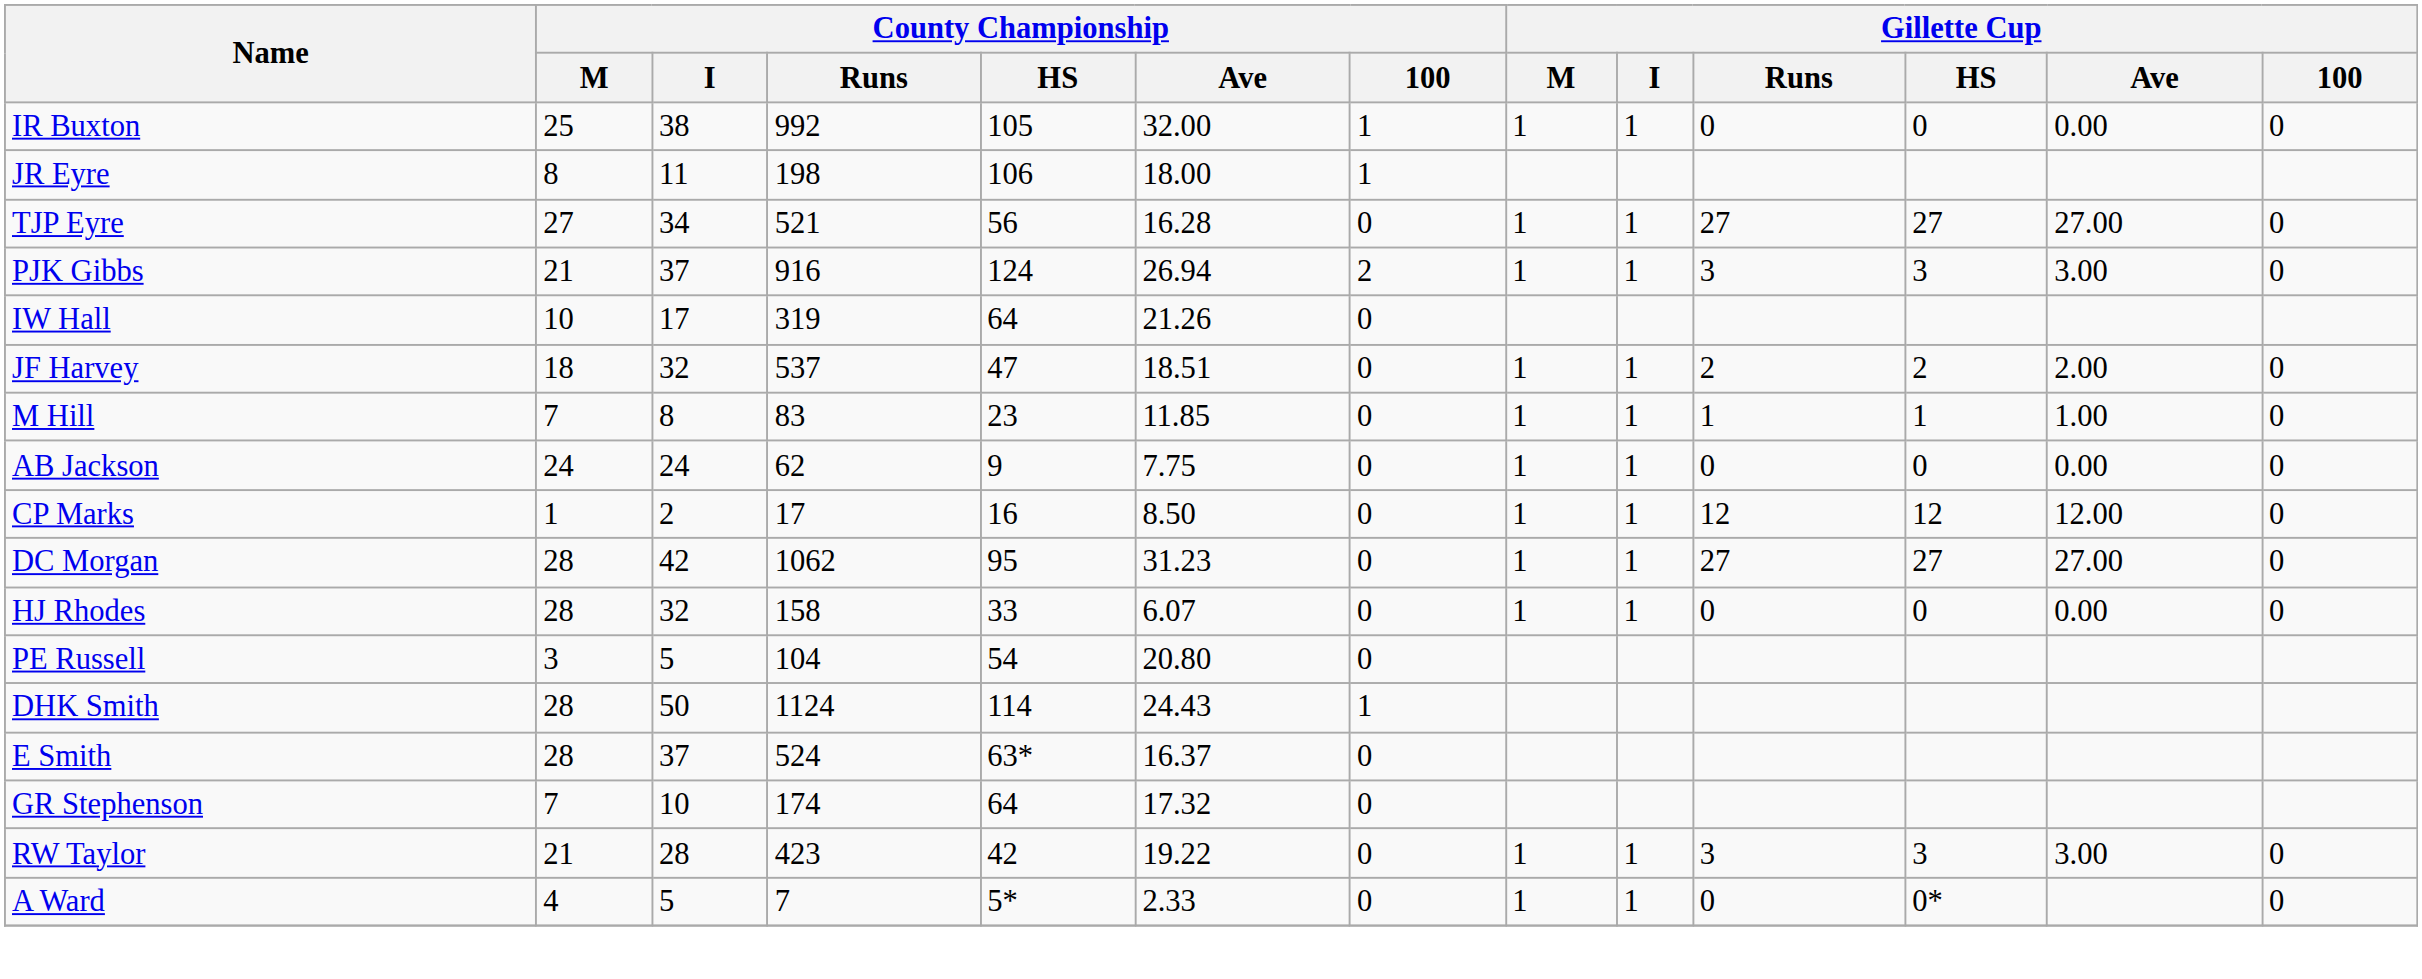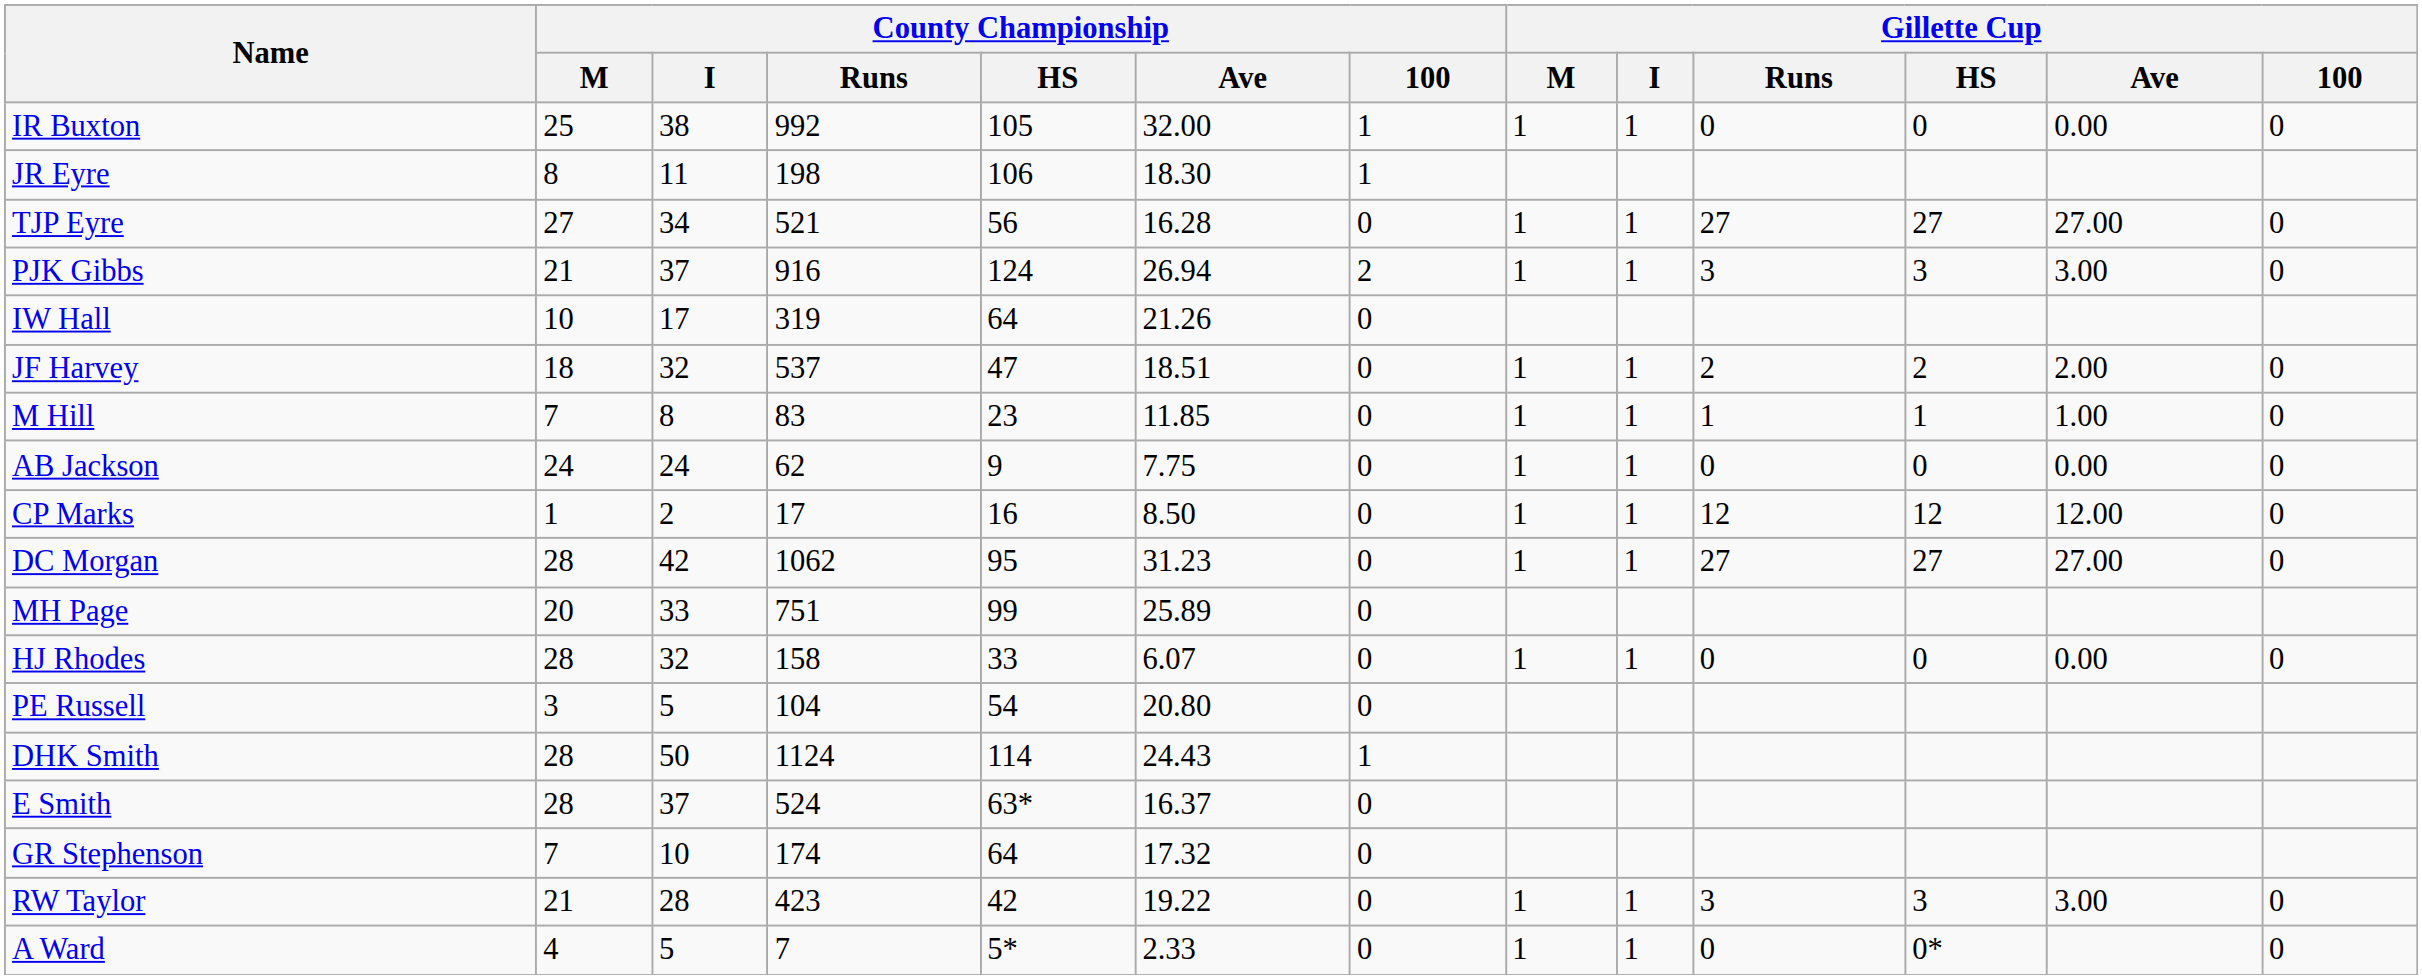(1177, 174) 18.00 -> (1177, 174) 18.30
+ row: (70, 610)
